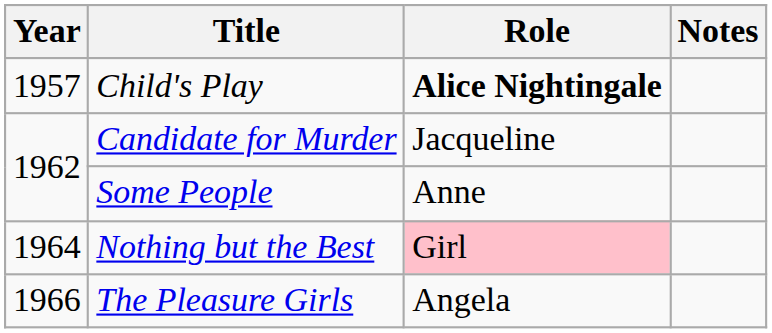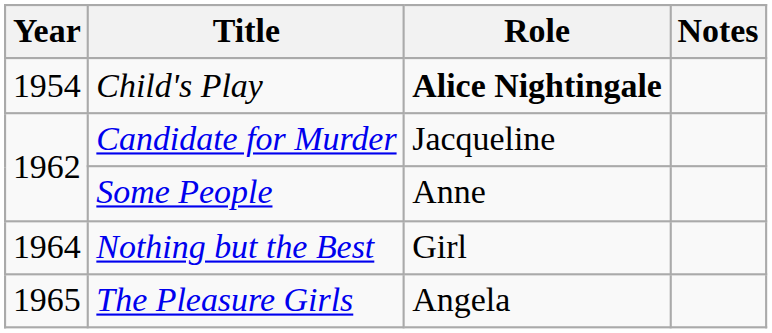(47, 85) 1957 -> (47, 85) 1954
(440, 246) pink background -> (440, 246) no background
(47, 300) 1966 -> (47, 300) 1965
